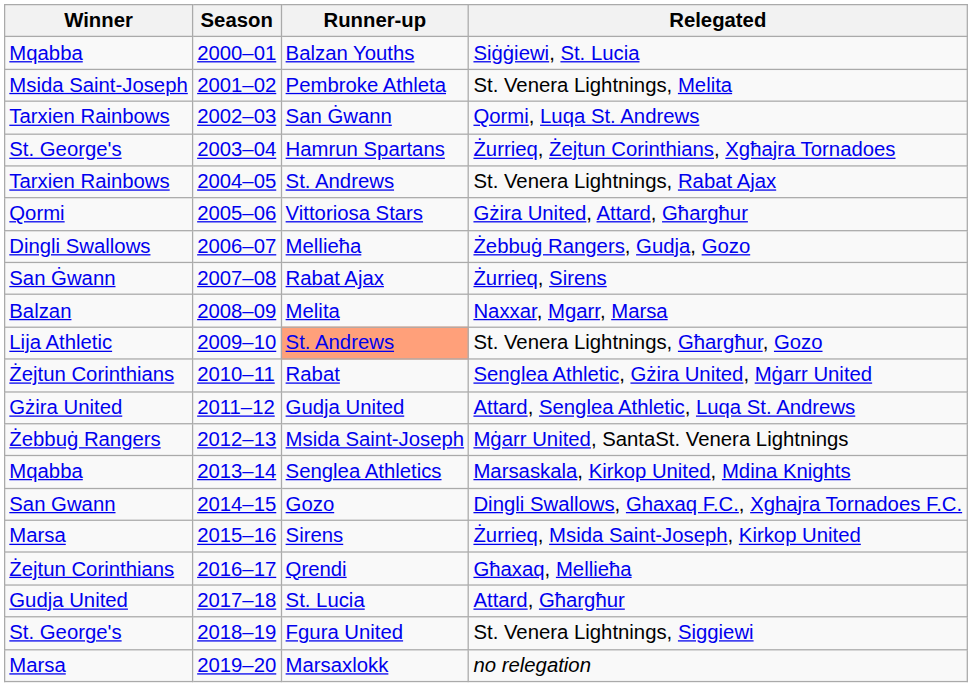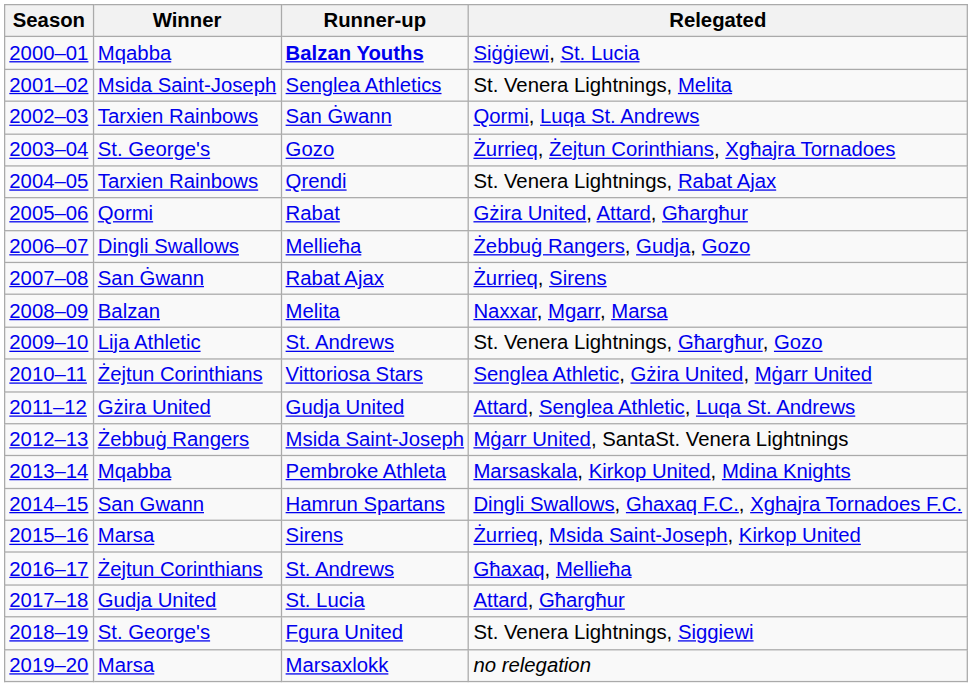columns swapped: (237, 20) <-> (99, 20)
(350, 52) normal -> (355, 52) bold
(366, 85) Pembroke Athleta -> (364, 85) Senglea Athletics
(365, 149) Hamrun Spartans -> (310, 149) Gozo
(340, 181) St. Andrews -> (316, 181) Qrendi
(354, 213) Vittoriosa Stars -> (313, 213) Rabat
(340, 342) lightsalmon background -> (340, 342) no background
(313, 375) Rabat -> (354, 375) Vittoriosa Stars
(364, 471) Senglea Athletics -> (366, 471) Pembroke Athleta
(310, 504) Gozo -> (365, 504) Hamrun Spartans
(316, 568) Qrendi -> (340, 568) St. Andrews
